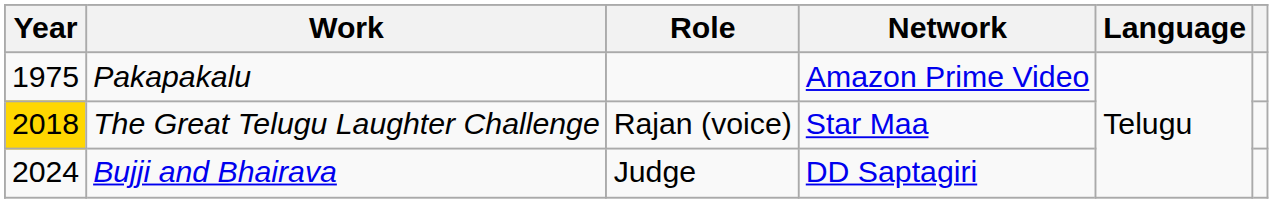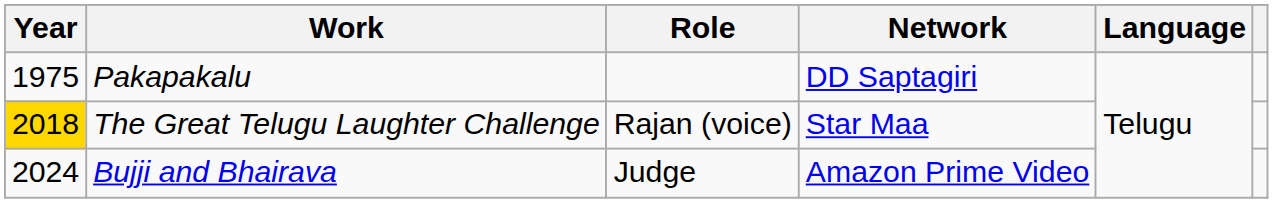(948, 76) Amazon Prime Video -> (891, 76) DD Saptagiri
(891, 172) DD Saptagiri -> (948, 172) Amazon Prime Video
